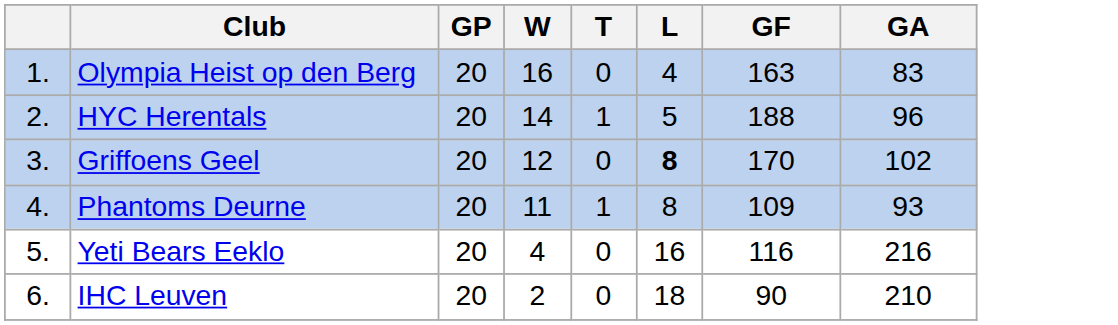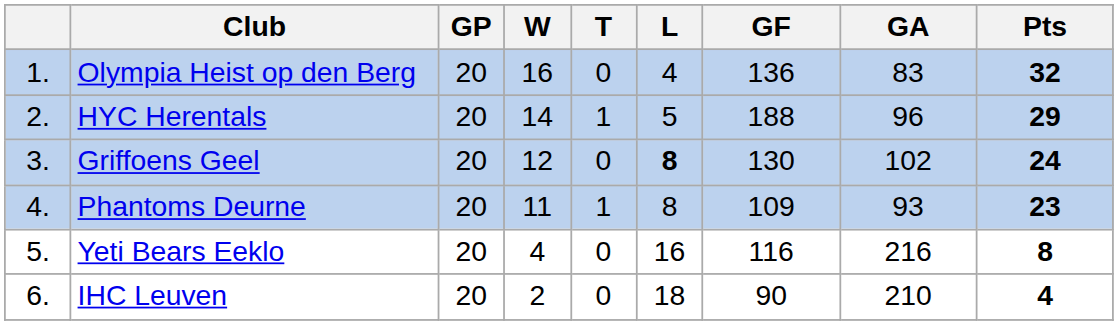+ column: (1045, 26)
(771, 71) 163 -> (771, 71) 136
(771, 161) 170 -> (771, 161) 130
